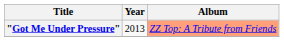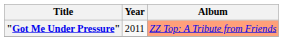(135, 28) 2013 -> (135, 28) 2011
